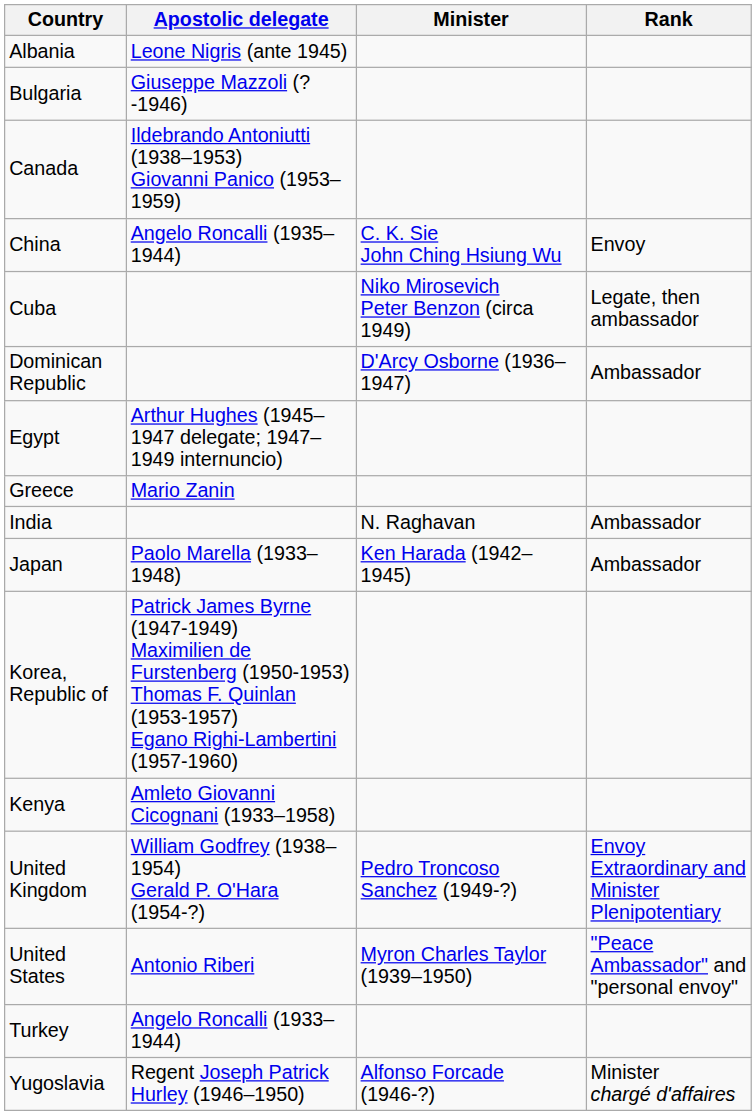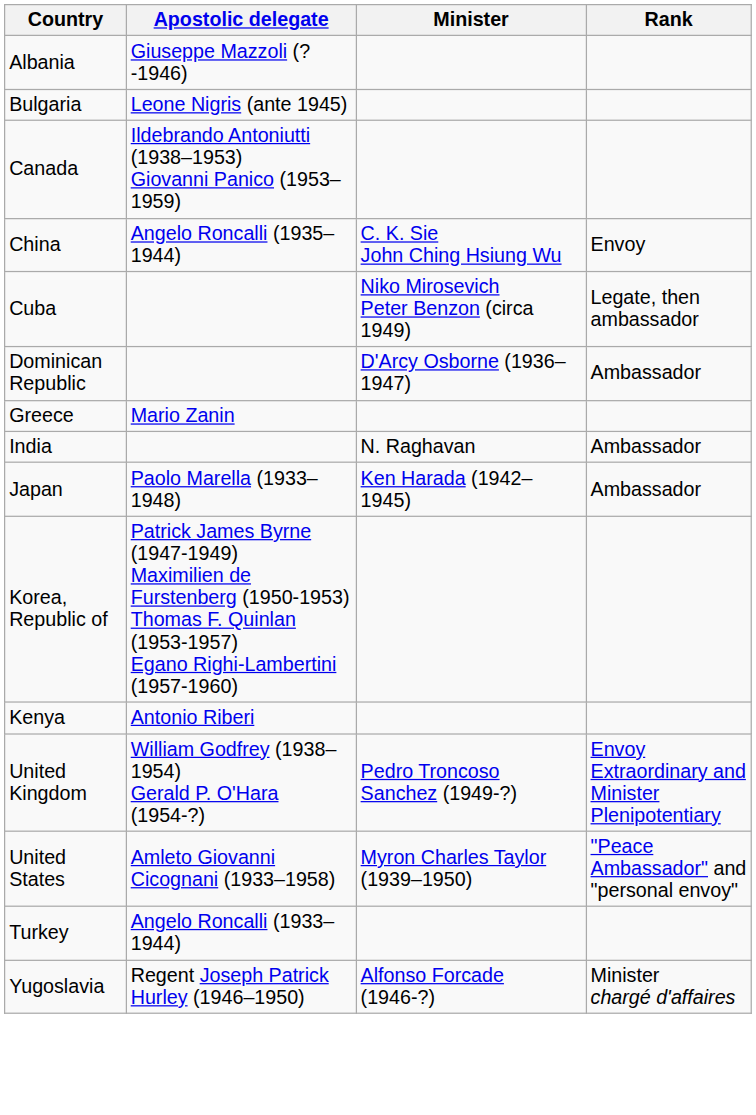(239, 51) Leone Nigris (ante 1945) -> (220, 62) Giuseppe Mazzoli (?-1946)
(220, 93) Giuseppe Mazzoli (?-1946) -> (239, 104) Leone Nigris (ante 1945)
- row: (34, 437)
(233, 804) Amleto Giovanni Cicognani (1933–1958) -> (193, 717) Antonio Riberi
(193, 966) Antonio Riberi -> (233, 868) Amleto Giovanni Cicognani (1933–1958)
